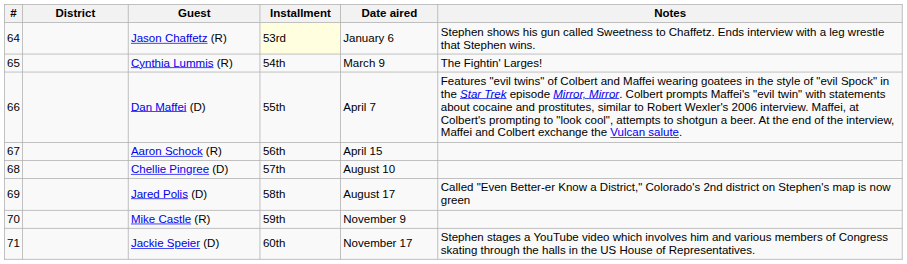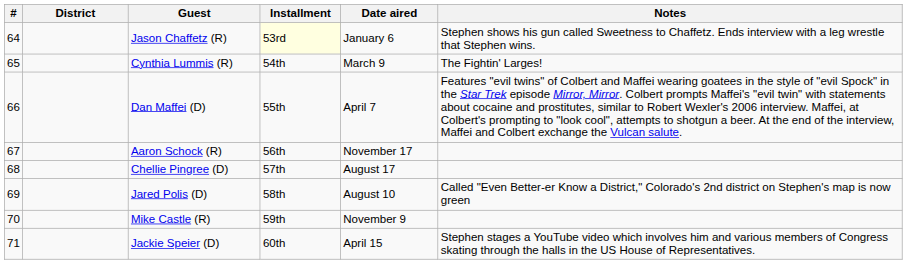(363, 151) April 15 -> (378, 151) November 17
(369, 169) August 10 -> (369, 169) August 17
(369, 194) August 17 -> (369, 194) August 10
(378, 244) November 17 -> (363, 244) April 15
